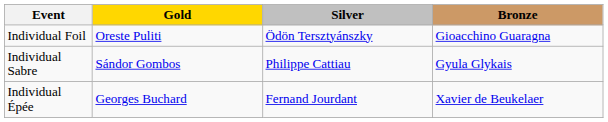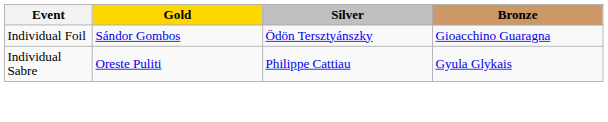(128, 35) Oreste Puliti -> (138, 35) Sándor Gombos
(138, 63) Sándor Gombos -> (128, 63) Oreste Puliti
- row: (34, 99)
